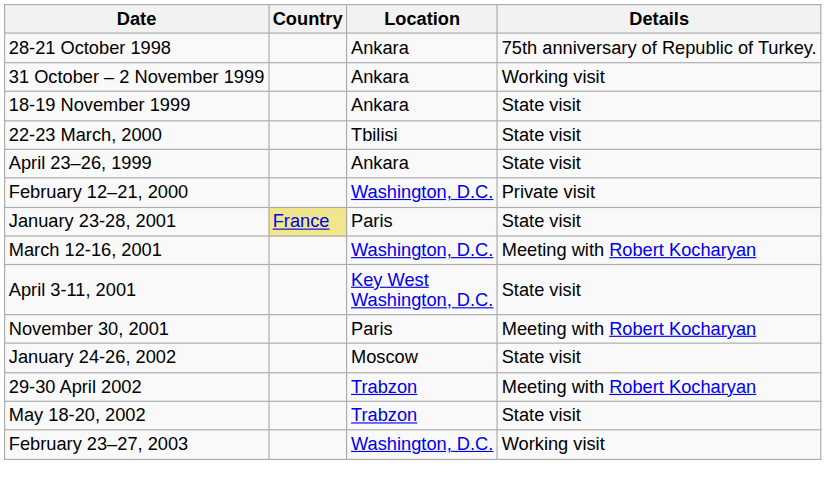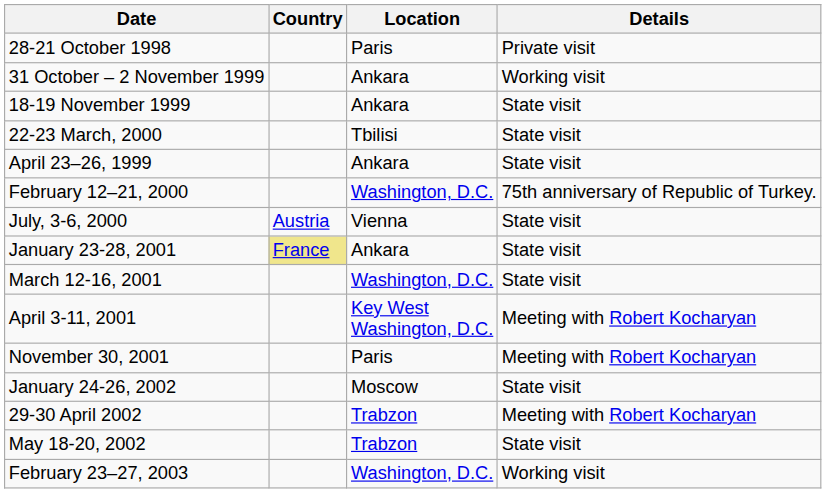(380, 47) Ankara -> (372, 47) Paris
(659, 47) 75th anniversary of Republic of Turkey. -> (548, 47) Private visit
(548, 192) Private visit -> (659, 192) 75th anniversary of Republic of Turkey.
+ row: (68, 221)
(372, 221) Paris -> (380, 250) Ankara
(629, 250) Meeting with Robert Kocharyan -> (541, 279) State visit
(541, 289) State visit -> (629, 318) Meeting with Robert Kocharyan
